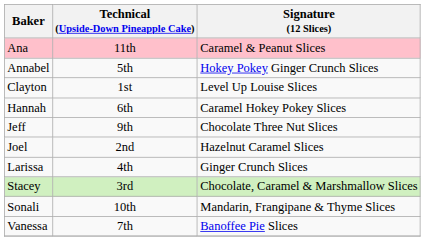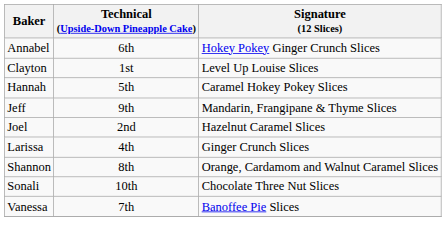- row: (18, 48)
(125, 68) 5th -> (126, 48) 6th
(125, 107) 6th -> (126, 87) 5th
(269, 127) Chocolate Three Nut Slices -> (299, 107) Mandarin, Frangipane & Thyme Slices
+ row: (29, 166)
- row: (24, 186)
(298, 206) Mandarin, Frangipane & Thyme Slices -> (270, 186) Chocolate Three Nut Slices
